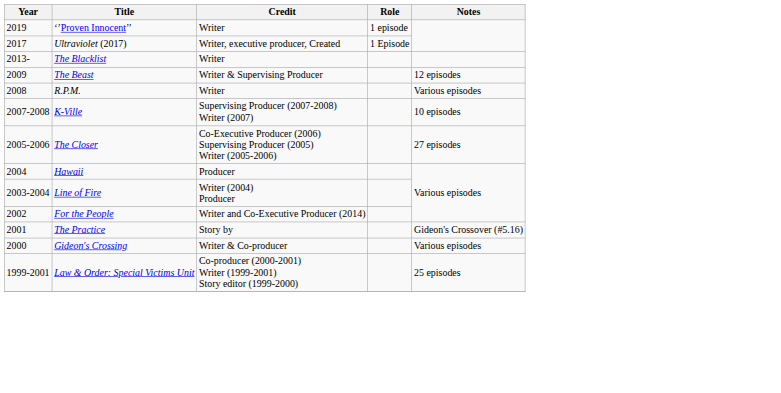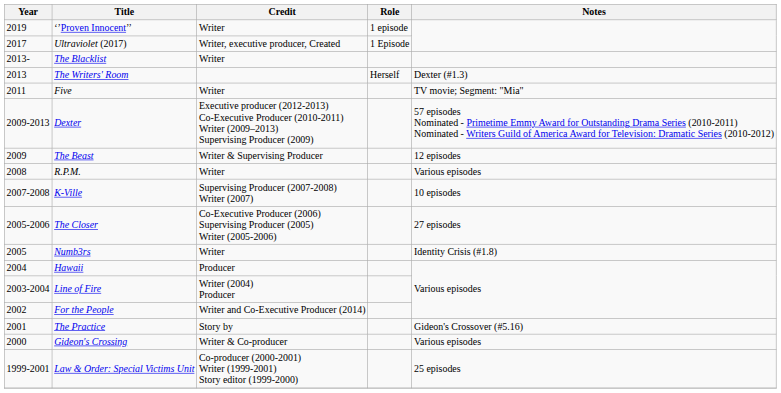+ row: (91, 75)
+ row: (63, 91)
+ row: (68, 123)
+ row: (72, 252)
